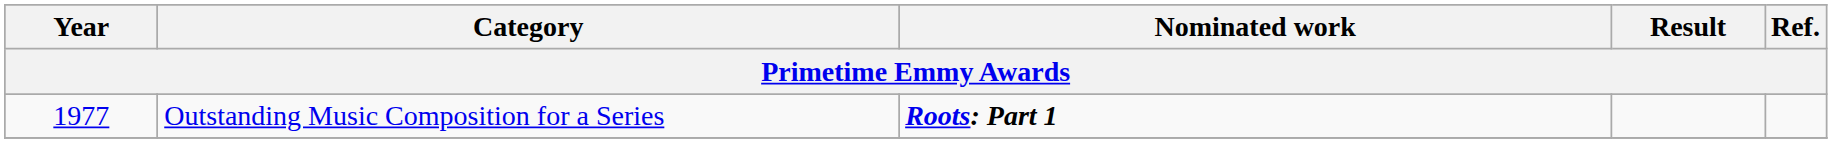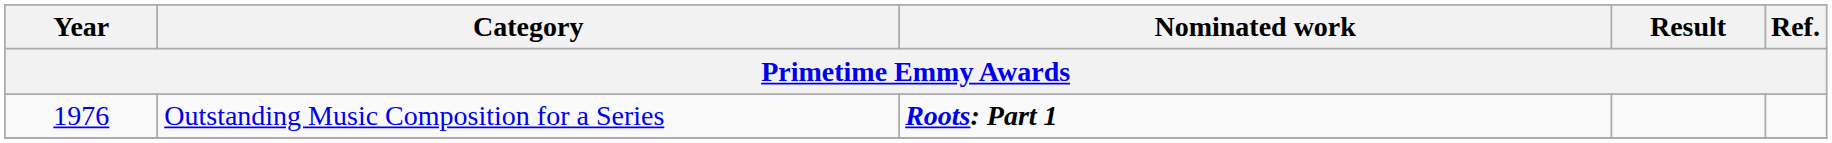(81, 115) 1977 -> (81, 115) 1976
